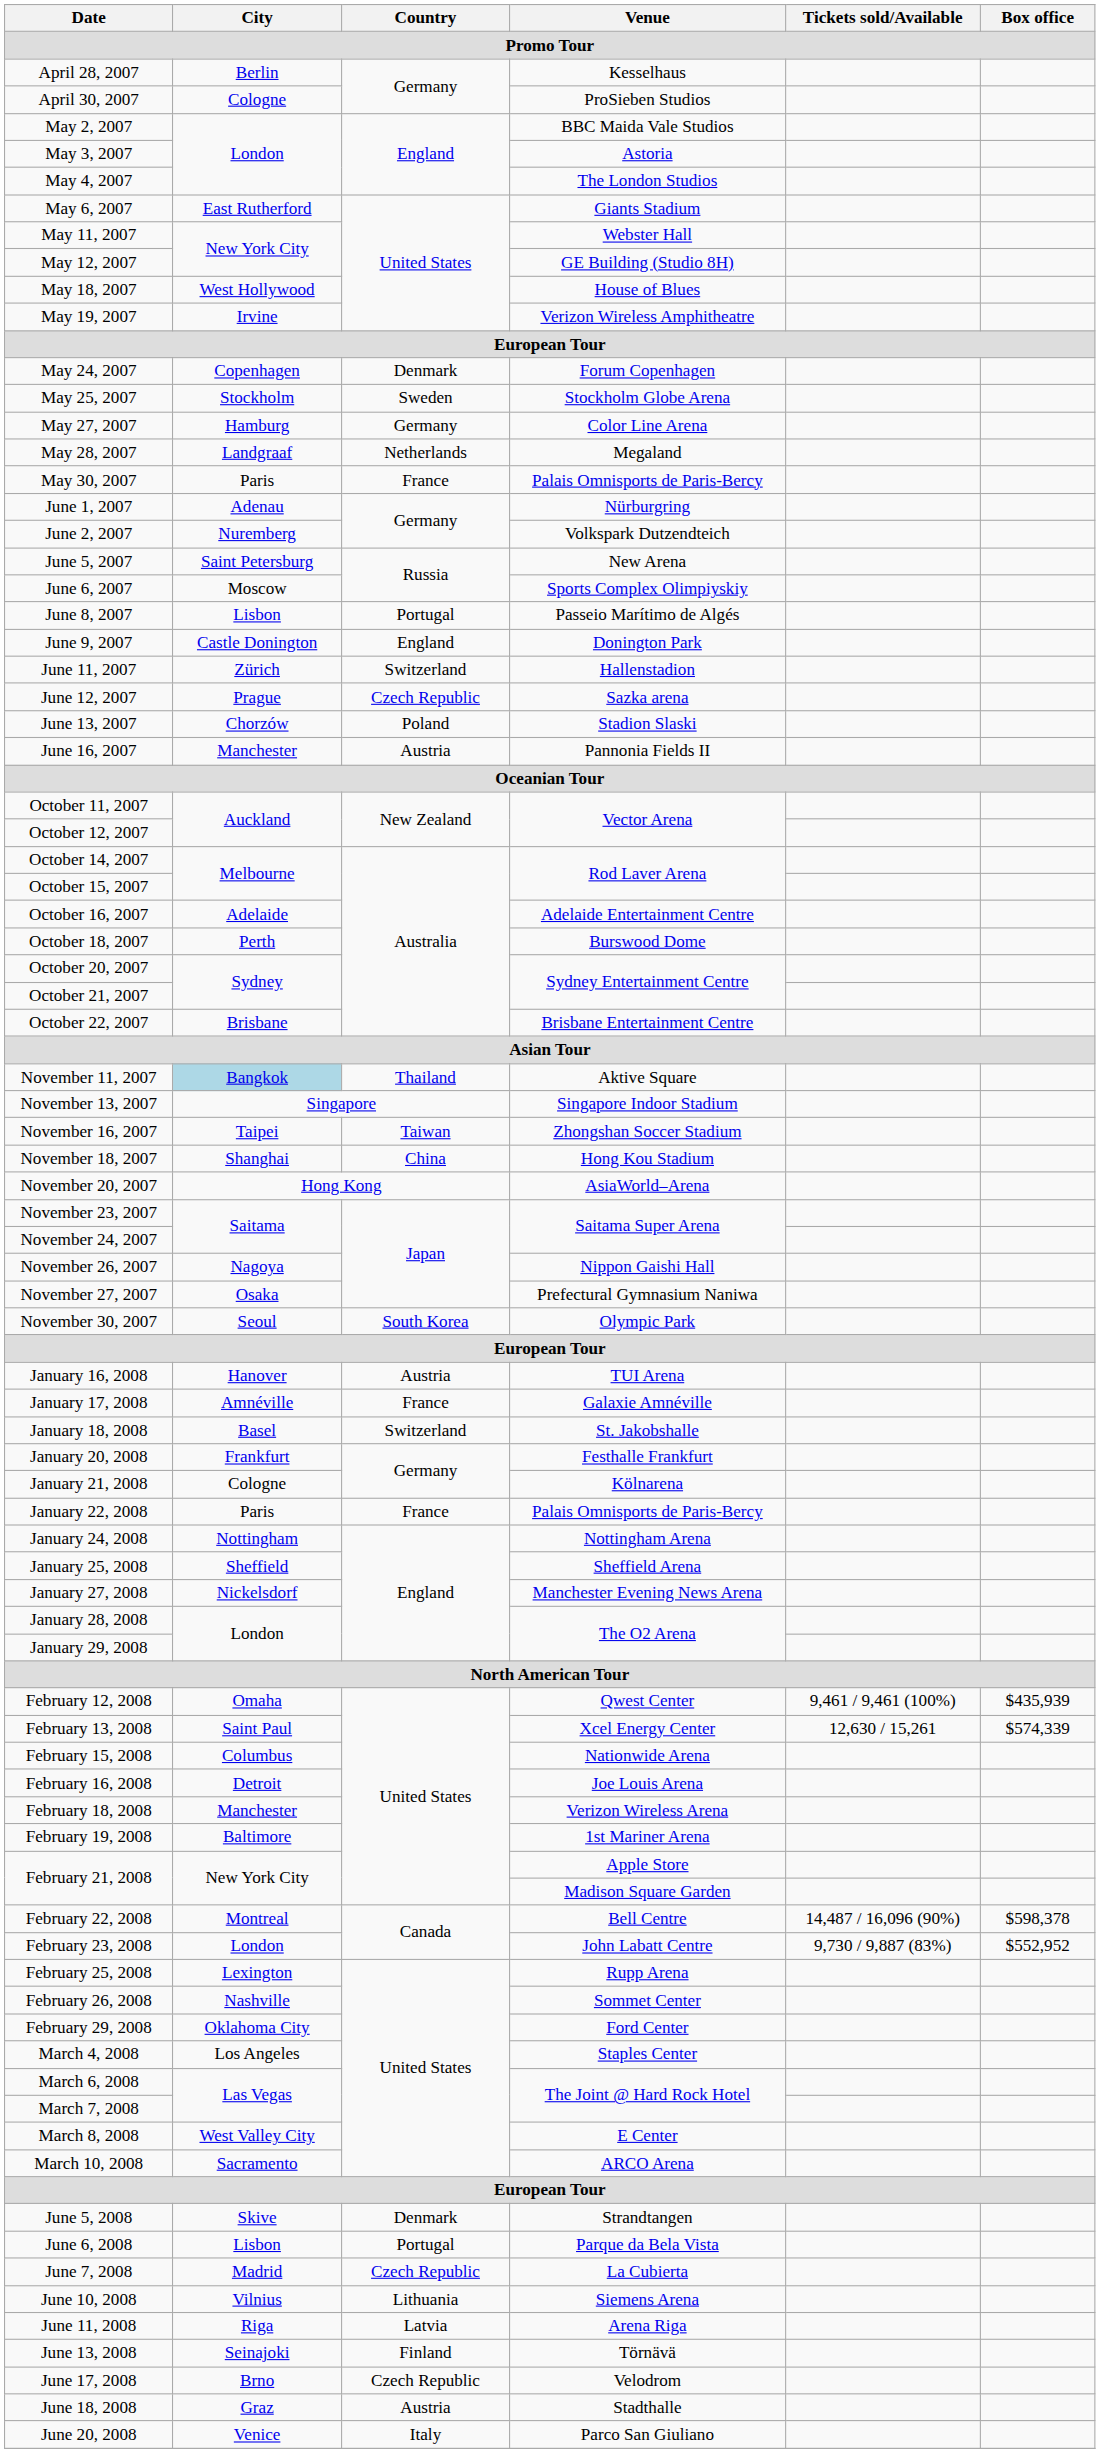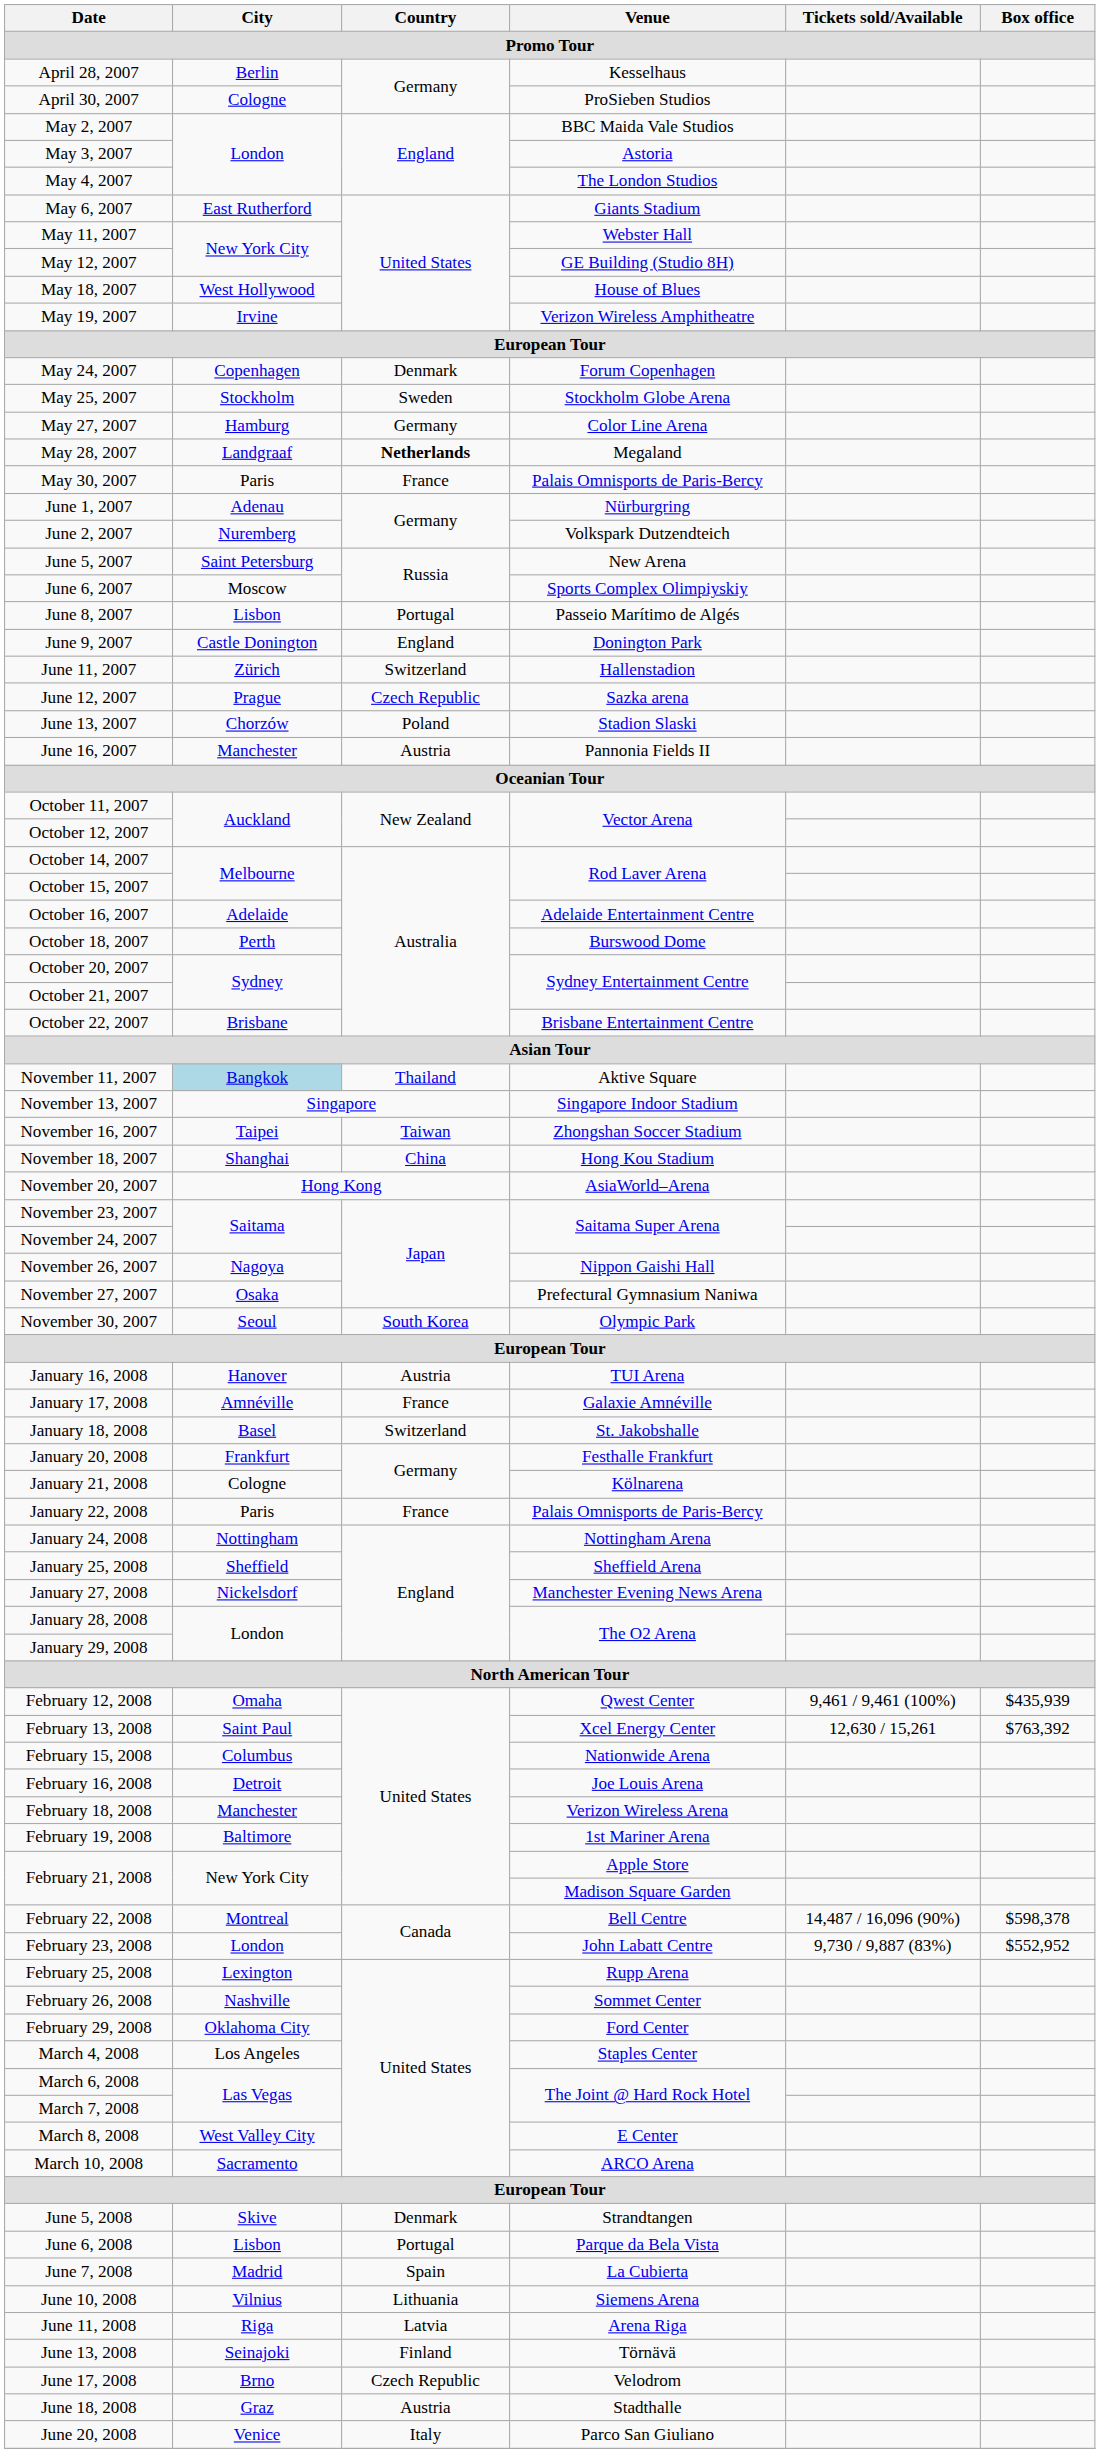(426, 452) normal -> (426, 452) bold
(1038, 1728) $574,339 -> (1038, 1728) $763,392
(426, 2271) Czech Republic -> (426, 2271) Spain
